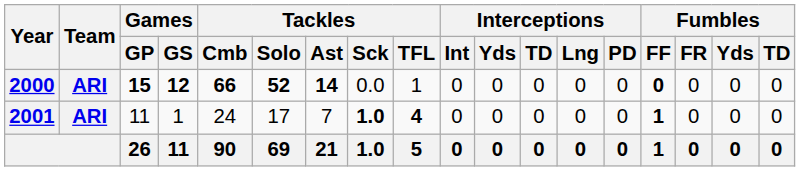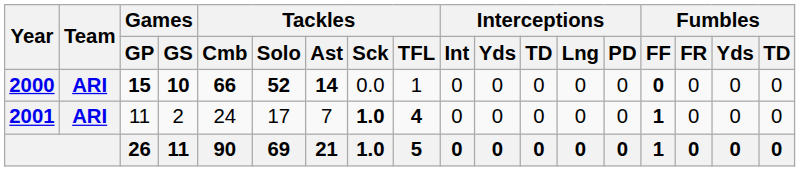(178, 85) 12 -> (178, 85) 10
(178, 117) 1 -> (178, 117) 2
